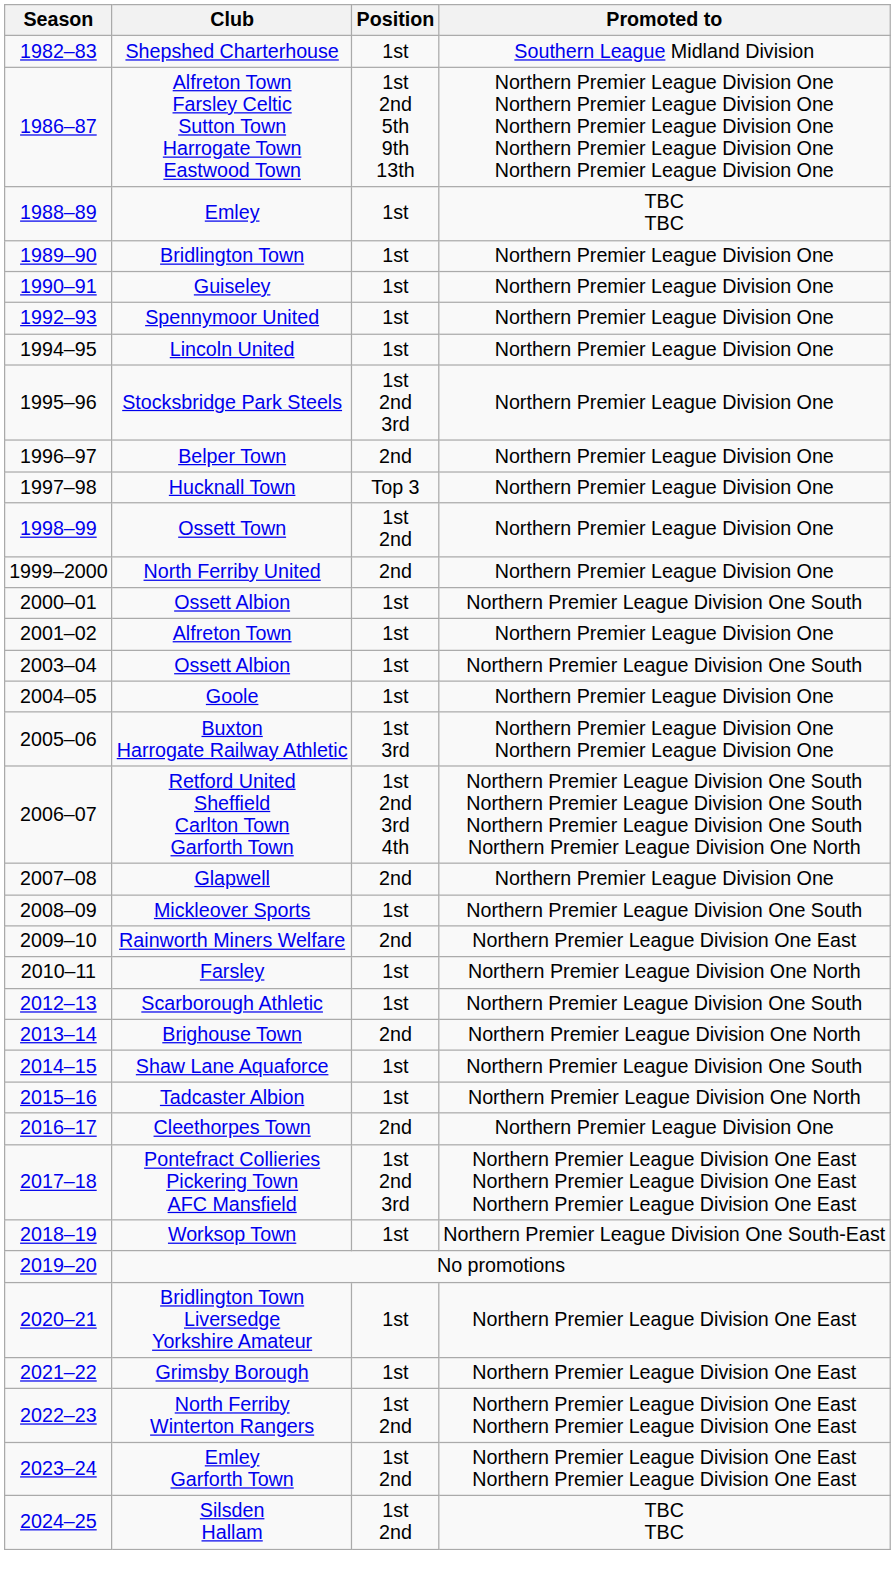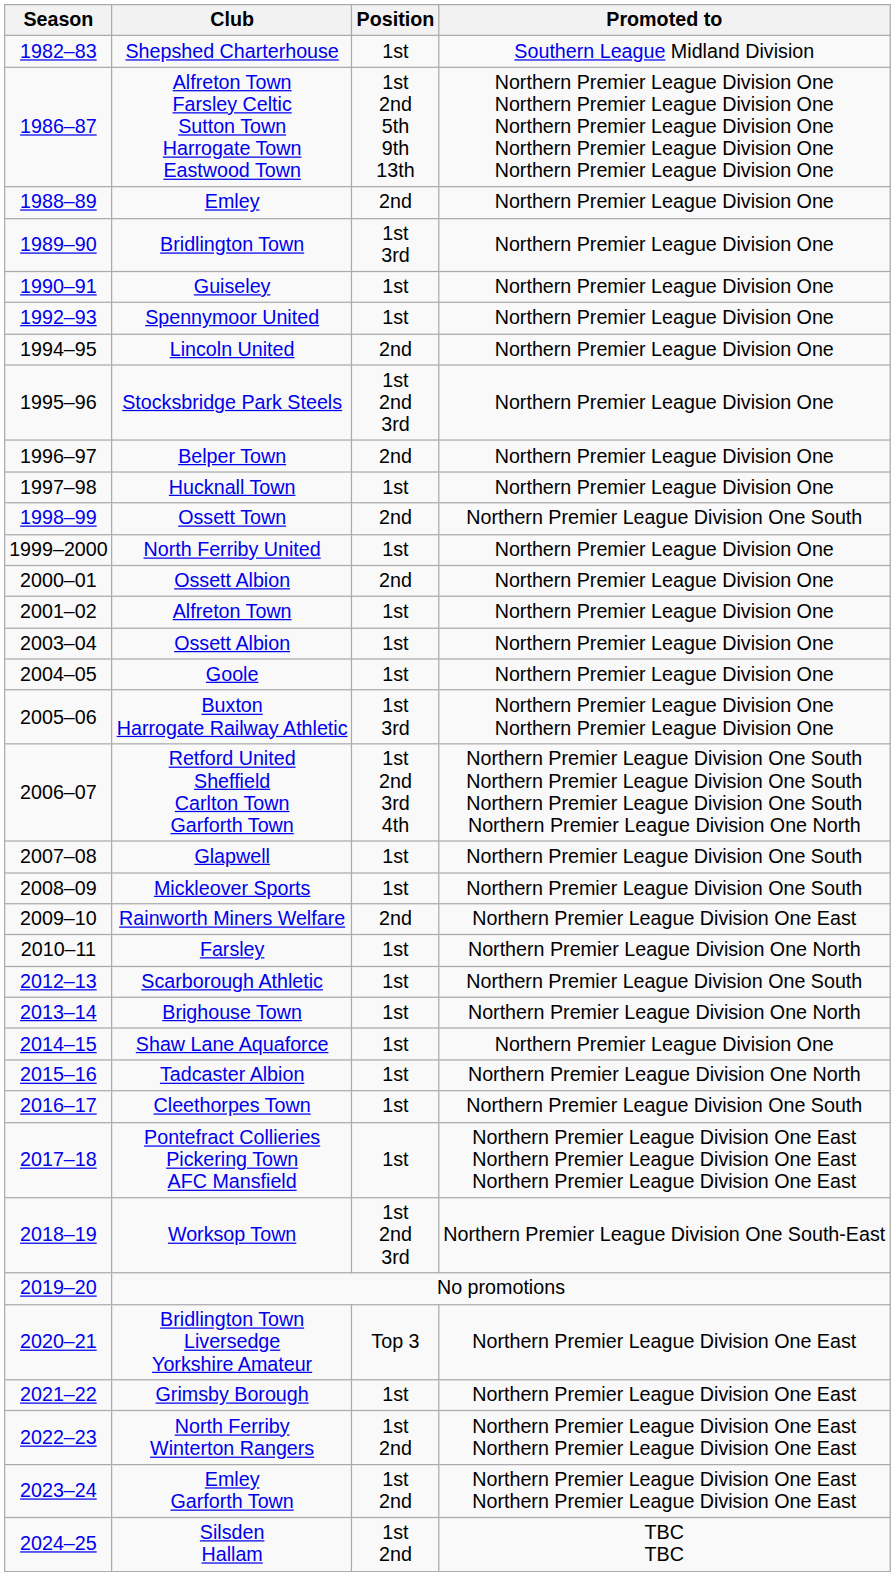(395, 213) 1st -> (395, 202) 2nd
(664, 213) TBC TBC -> (664, 202) Northern Premier League Division One
(395, 255) 1st -> (395, 244) 1st 3rd
(395, 349) 1st -> (395, 349) 2nd
(395, 487) Top 3 -> (395, 487) 1st
(395, 529) 1st 2nd -> (395, 518) 2nd
(664, 529) Northern Premier League Division One -> (664, 518) Northern Premier League Division One South
(395, 571) 2nd -> (395, 549) 1st
(395, 602) 1st -> (395, 580) 2nd
(664, 602) Northern Premier League Division One South -> (664, 580) Northern Premier League Division One
(664, 665) Northern Premier League Division One South -> (664, 643) Northern Premier League Division One
(395, 878) 2nd -> (395, 856) 1st
(664, 878) Northern Premier League Division One -> (664, 856) Northern Premier League Division One South
(395, 1034) 2nd -> (395, 1012) 1st
(664, 1066) Northern Premier League Division One South -> (664, 1043) Northern Premier League Division One
(395, 1128) 2nd -> (395, 1106) 1st
(664, 1128) Northern Premier League Division One -> (664, 1106) Northern Premier League Division One South
(395, 1181) 1st 2nd 3rd -> (395, 1159) 1st
(395, 1235) 1st -> (395, 1235) 1st 2nd 3rd
(395, 1319) 1st -> (395, 1341) Top 3
